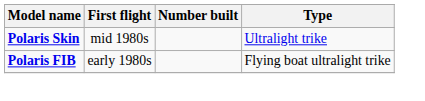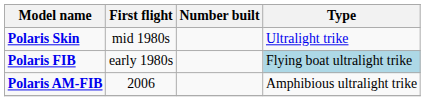(318, 61) no background -> (339, 61) lightblue background
+ row: (55, 84)
